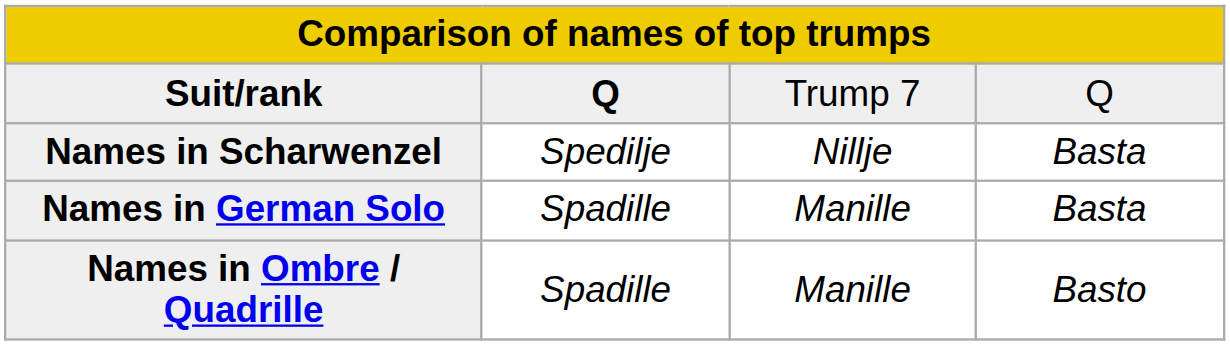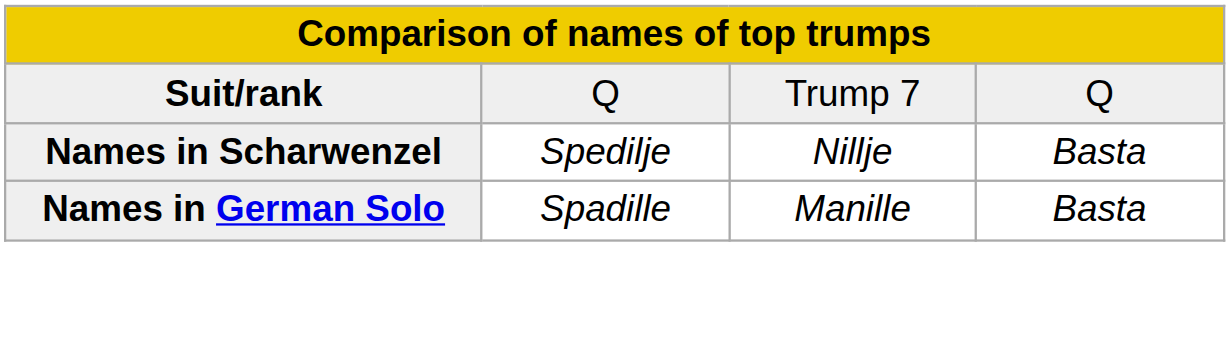(606, 92) bold -> (606, 92) normal
- row: (244, 288)
